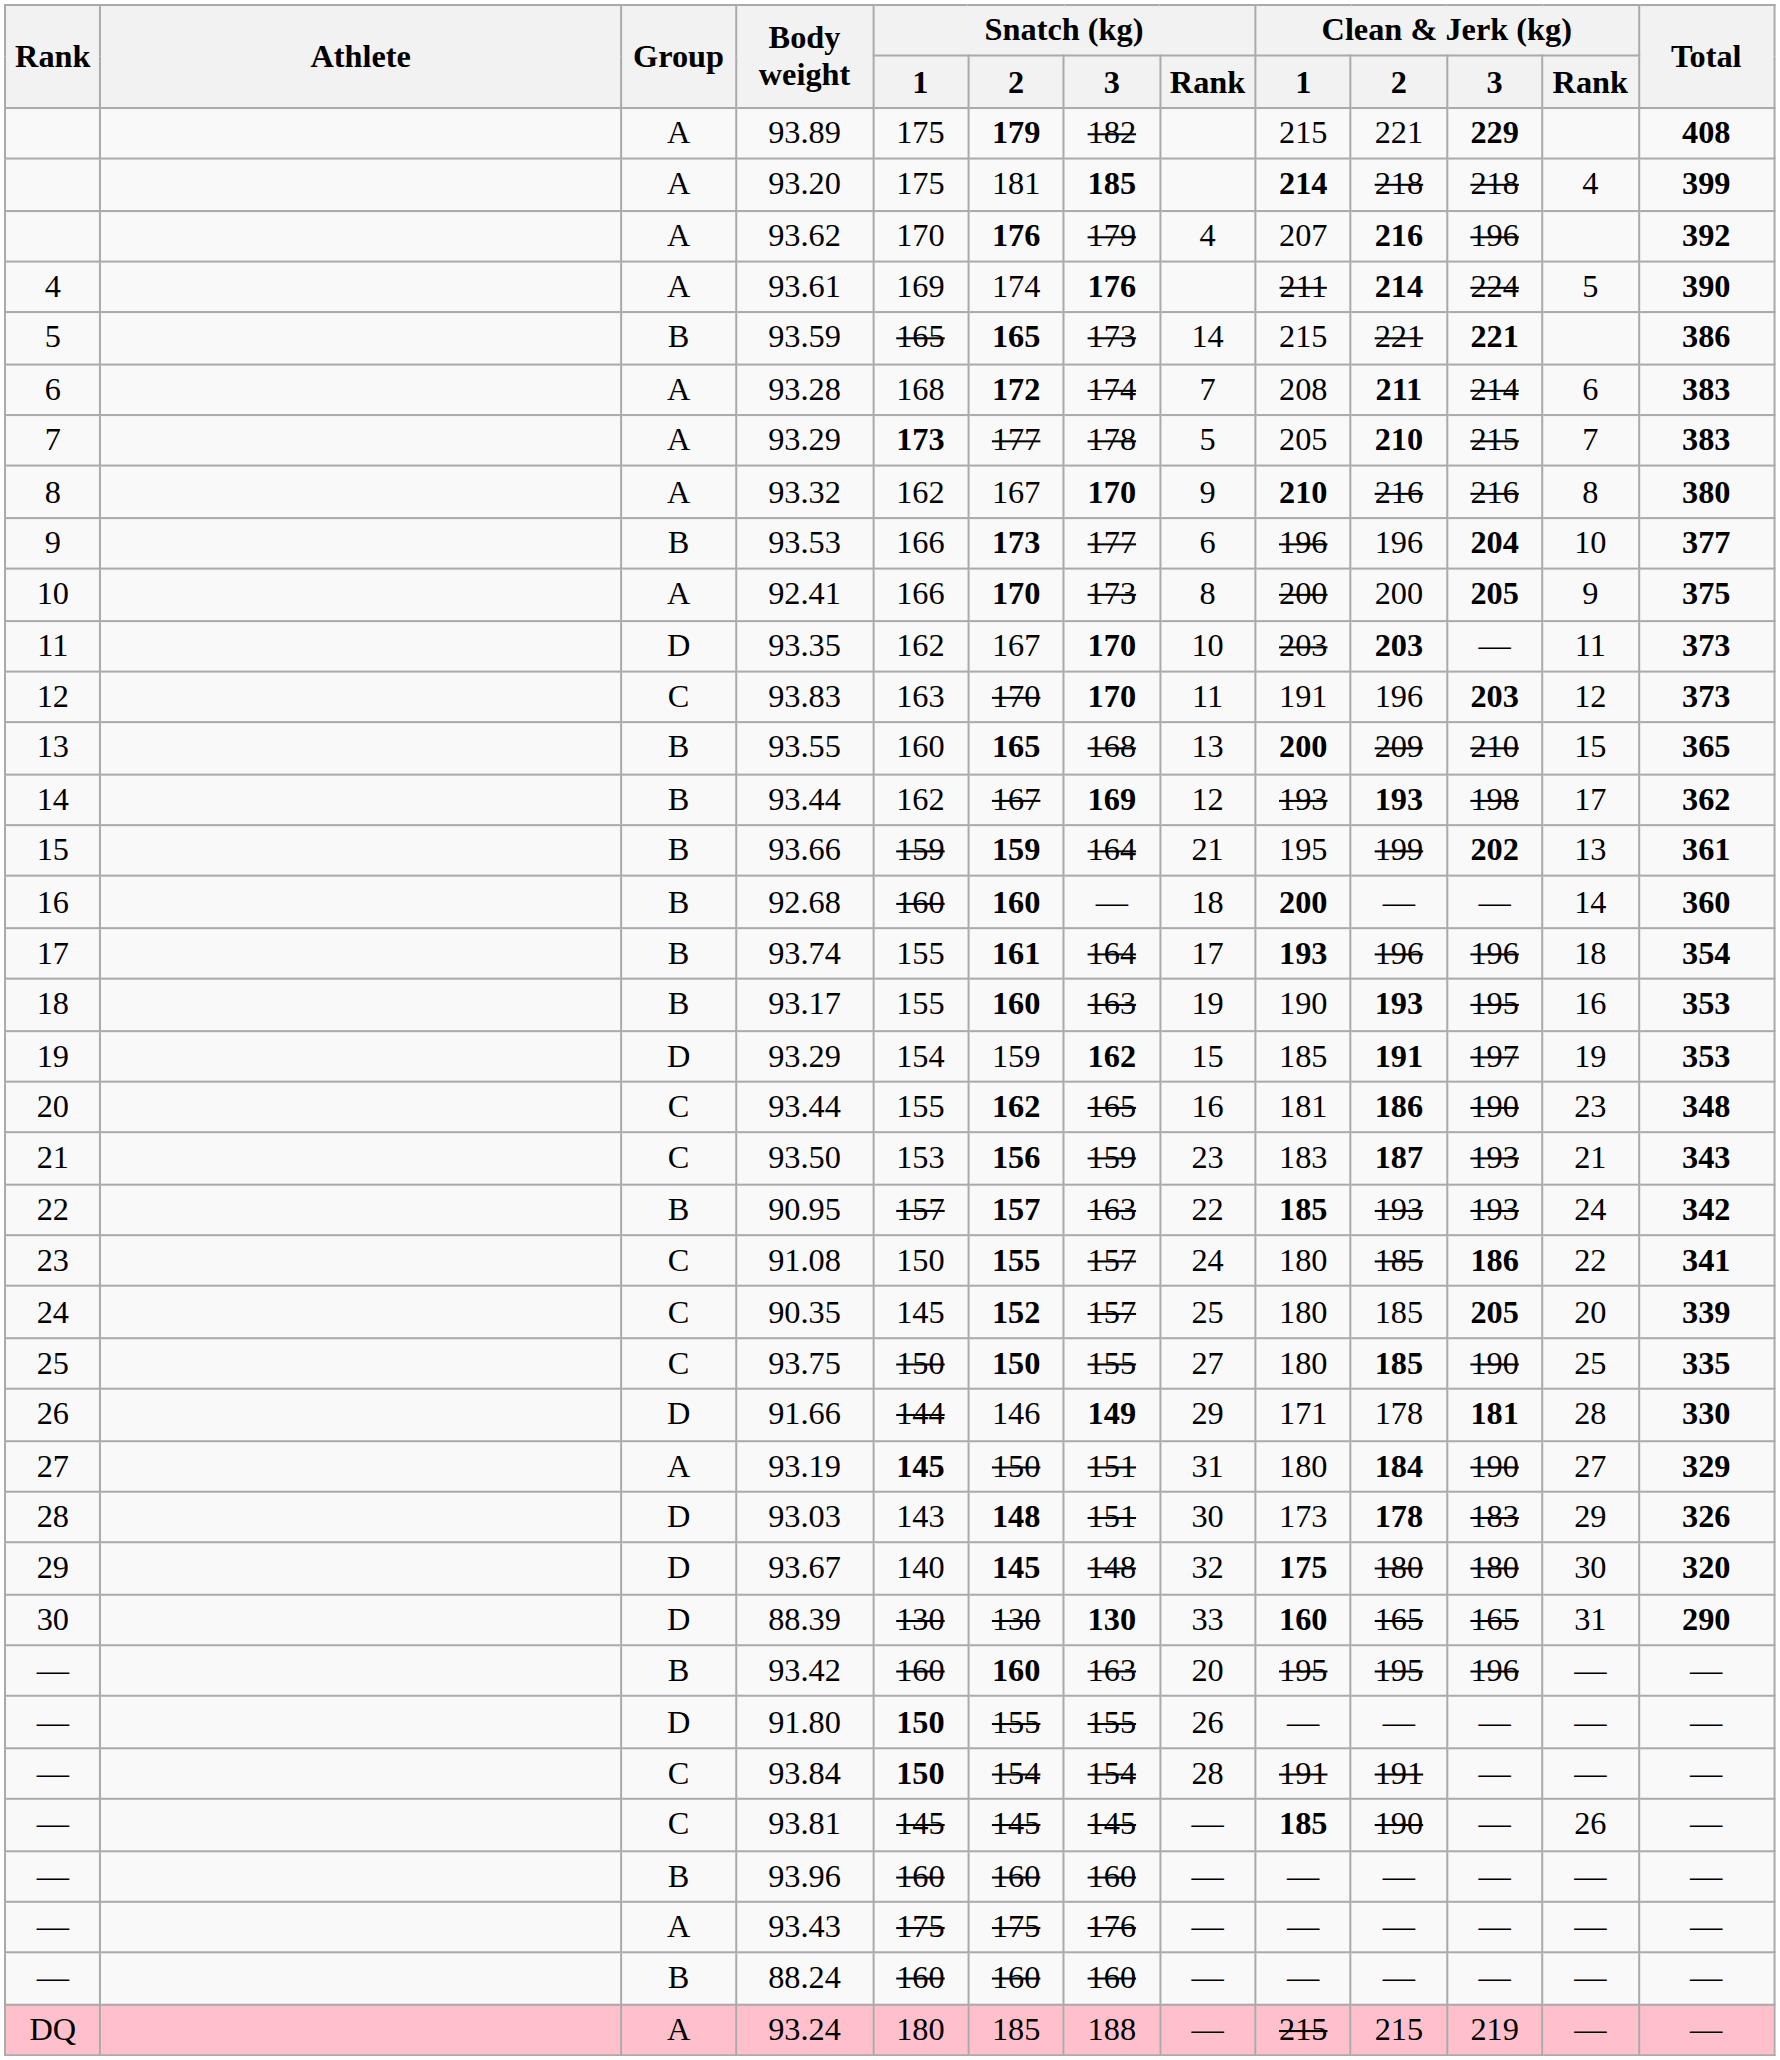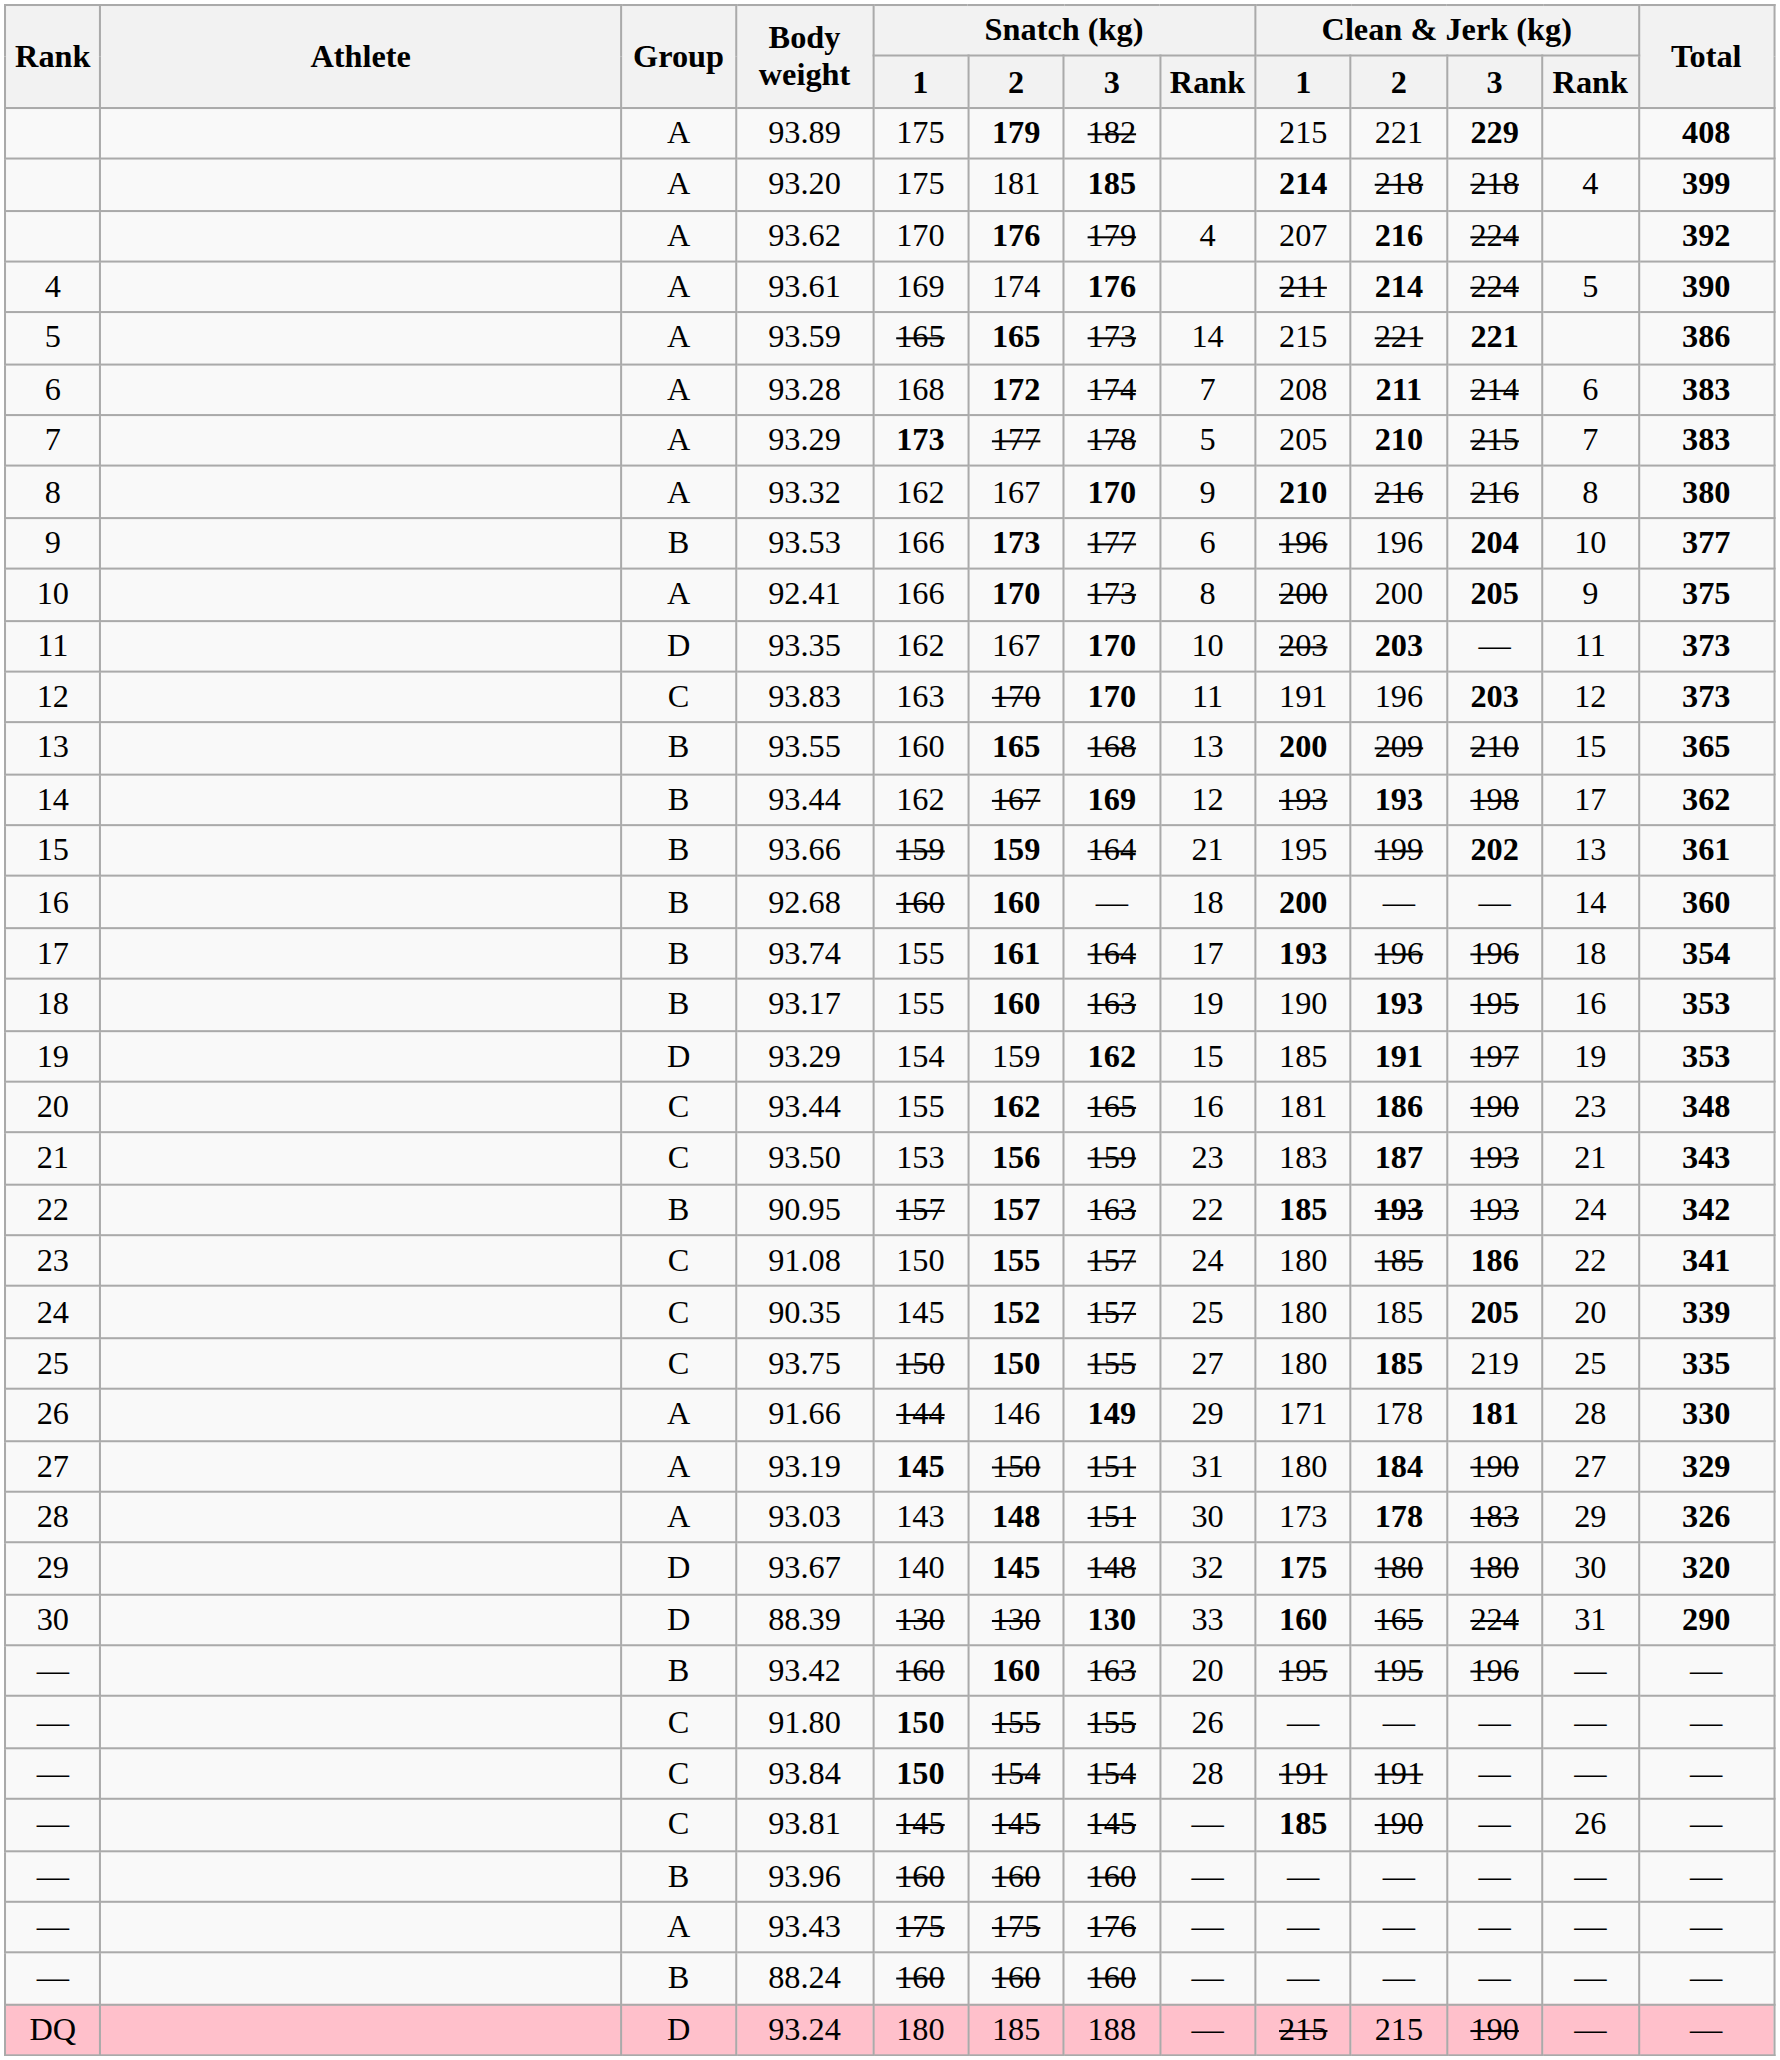(1495, 235) 196 -> (1495, 235) 224
(679, 337) B -> (679, 337) A
(1399, 1209) normal -> (1399, 1209) bold
(1495, 1362) 190 -> (1495, 1362) 219
(679, 1414) D -> (679, 1414) A
(679, 1516) D -> (679, 1516) A
(1495, 1619) 165 -> (1495, 1619) 224
(679, 1721) D -> (679, 1721) C
(679, 2029) A -> (679, 2029) D
(1495, 2029) 219 -> (1495, 2029) 190
